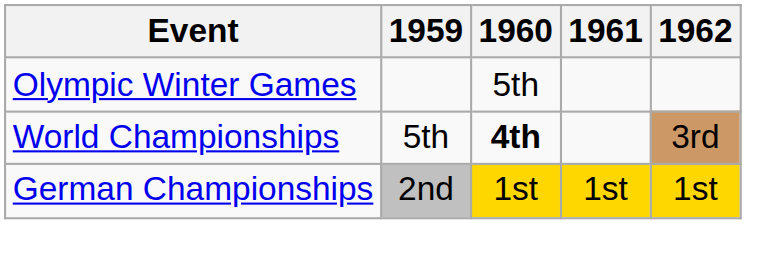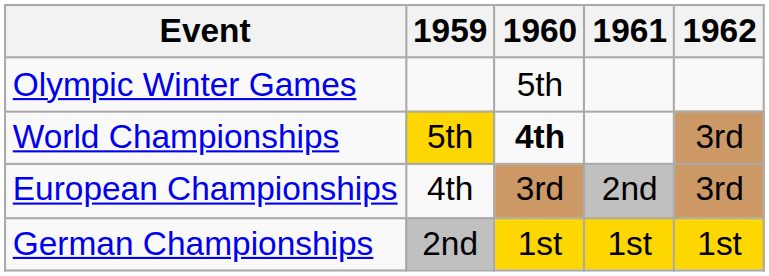(426, 137) no background -> (450, 137) gold background
+ row: (205, 190)
